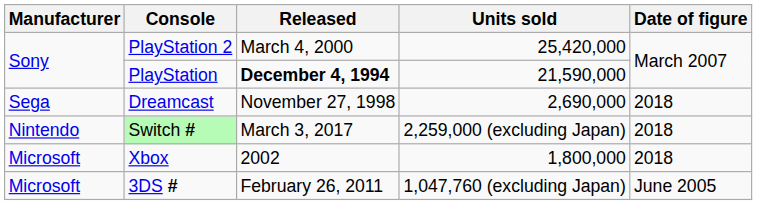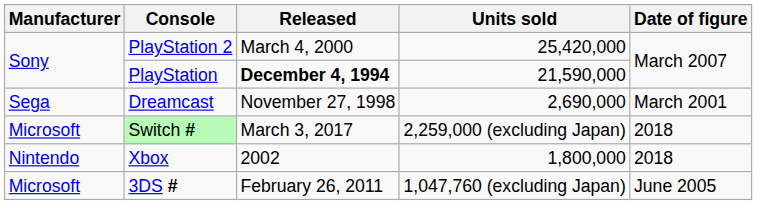(654, 102) 2018 -> (680, 102) March 2001
(44, 130) Nintendo -> (44, 130) Microsoft
(44, 158) Microsoft -> (44, 158) Nintendo
